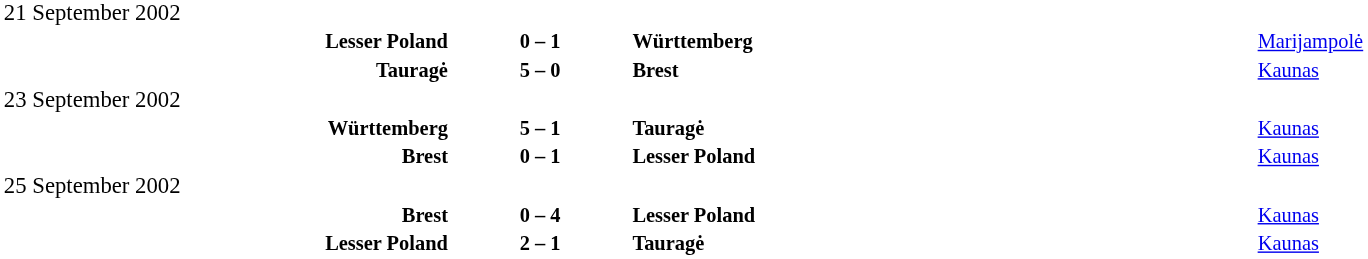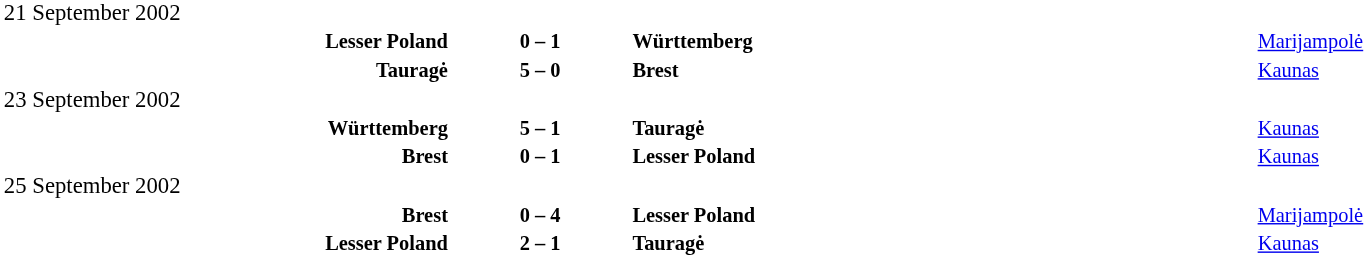(1288, 215) Kaunas -> (1310, 215) Marijampolė
